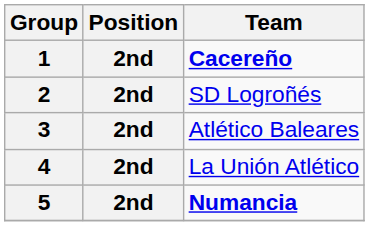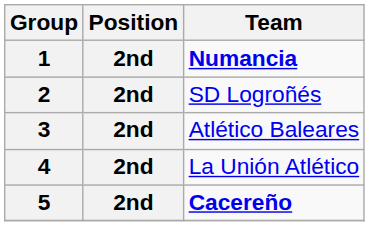(240, 58) Cacereño -> (243, 58) Numancia
(243, 202) Numancia -> (240, 202) Cacereño
